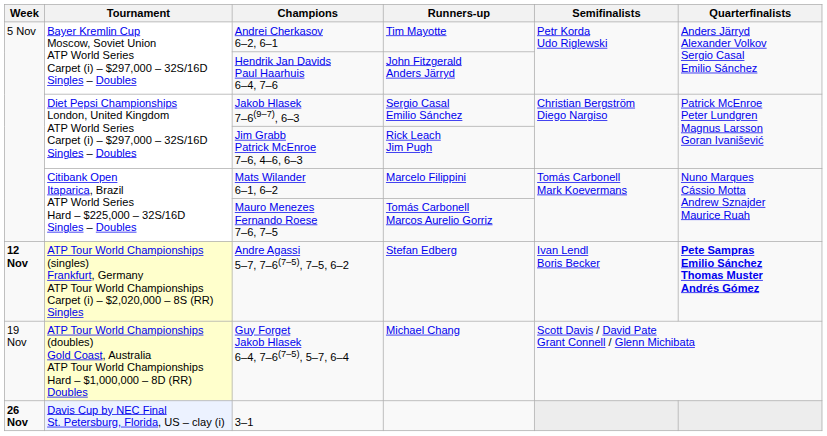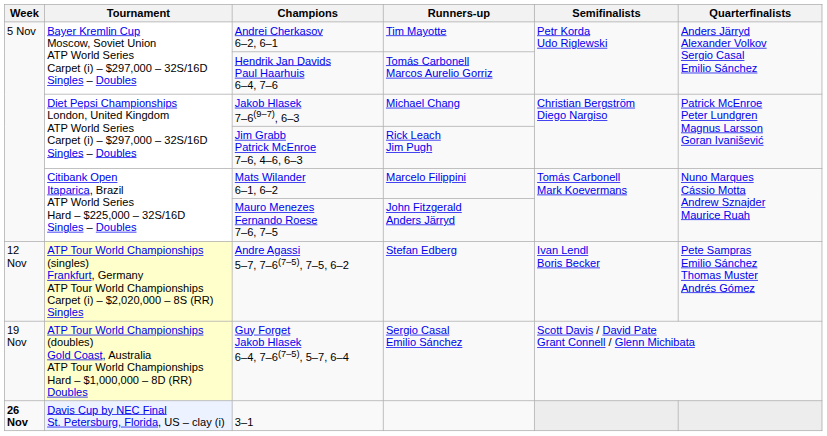(424, 67) John Fitzgerald Anders Järryd -> (439, 67) Tomás Carbonell Marcos Aurelio Gorriz
(424, 109) Sergio Casal Emilio Sánchez -> (423, 103) Michael Chang
(439, 214) Tomás Carbonell Marcos Aurelio Gorriz -> (424, 214) John Fitzgerald Anders Järryd
(17, 256) bold -> (17, 256) normal
(722, 269) bold -> (719, 269) normal
(423, 330) Michael Chang -> (424, 336) Sergio Casal Emilio Sánchez
